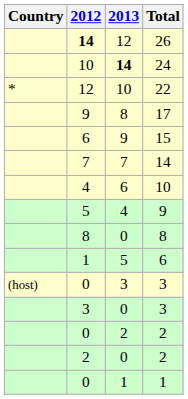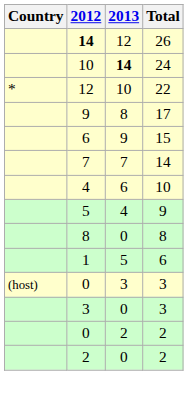- row: (86, 382)
